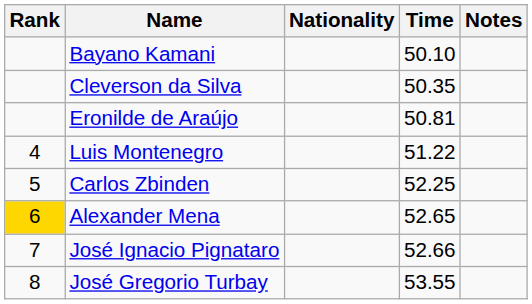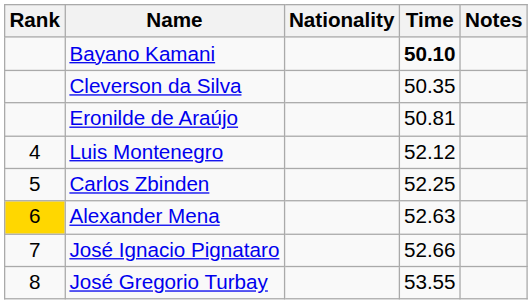(430, 53) normal -> (430, 53) bold
(430, 151) 51.22 -> (430, 151) 52.12
(430, 217) 52.65 -> (430, 217) 52.63
